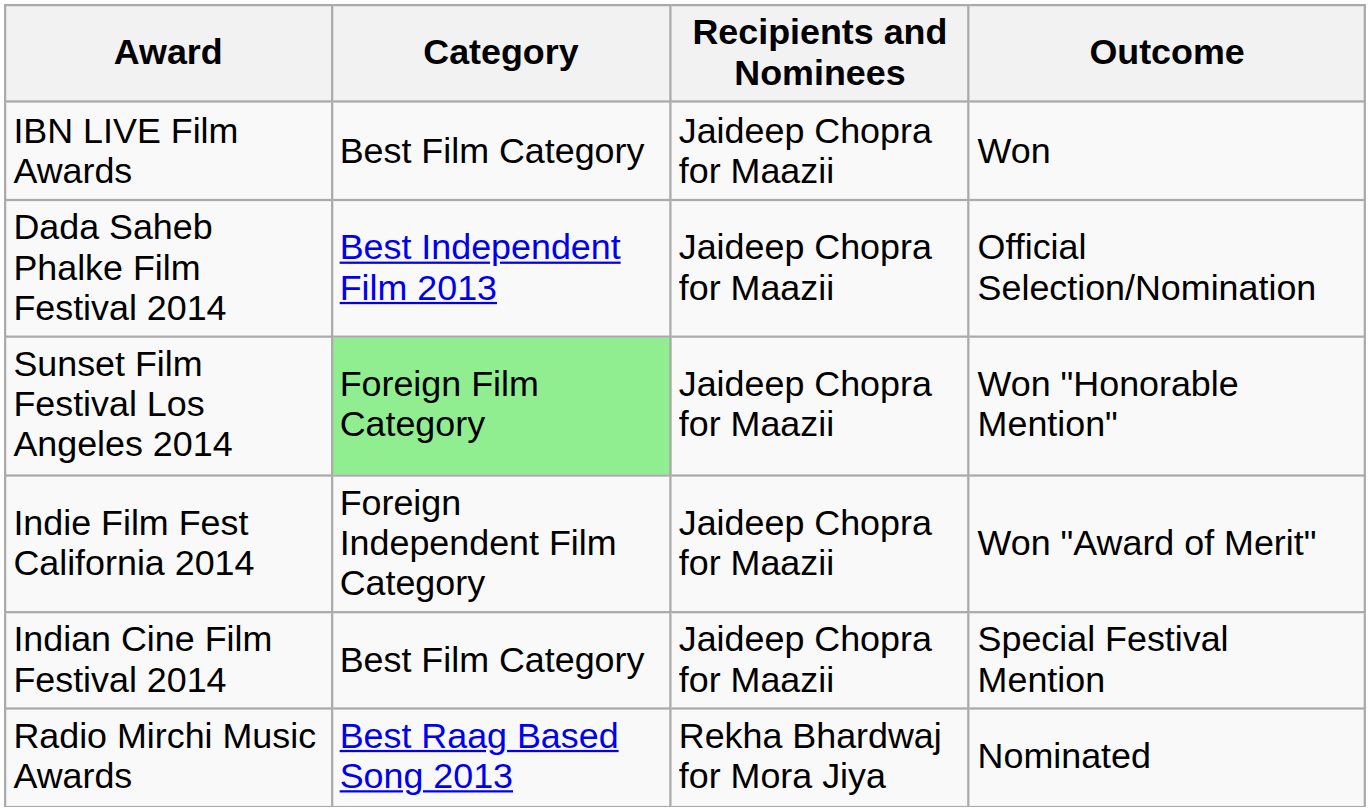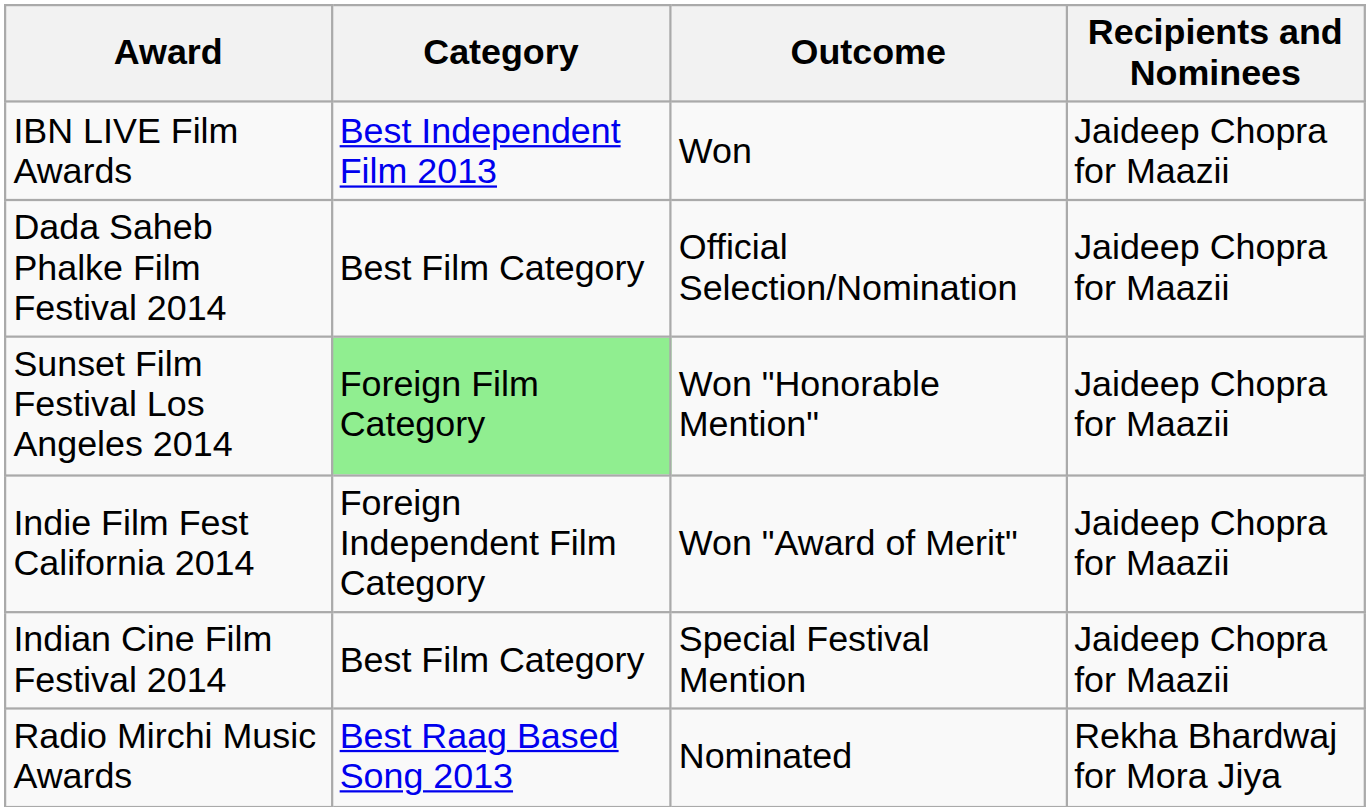columns swapped: (820, 53) <-> (1167, 53)
(492, 150) Best Film Category -> (480, 150) Best Independent Film 2013
(480, 267) Best Independent Film 2013 -> (492, 267) Best Film Category
